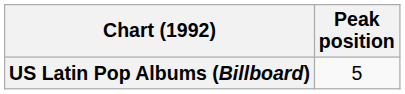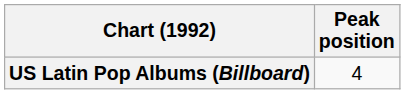(357, 72) 5 -> (357, 72) 4
